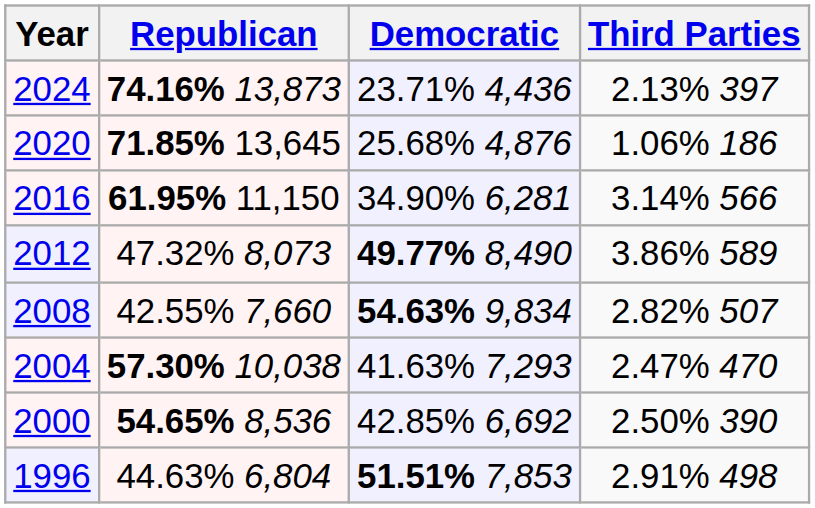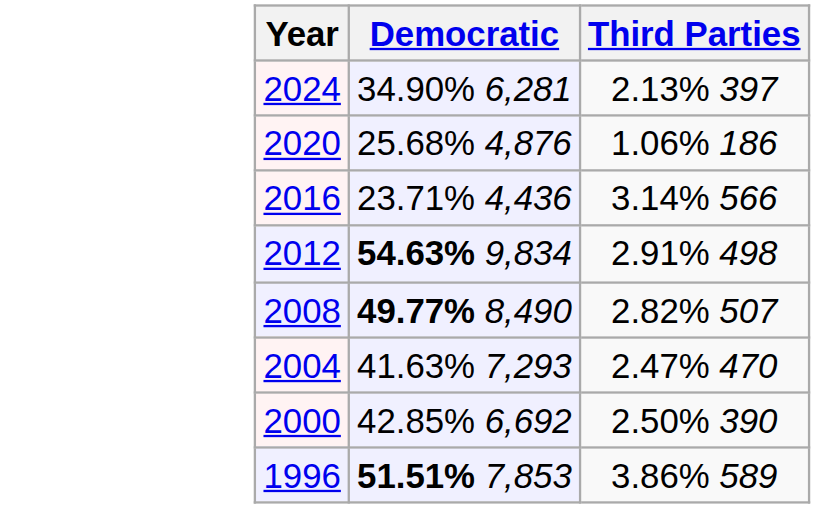- column: (224, 33)
(464, 89) 23.71% 4,436 -> (464, 89) 34.90% 6,281
(464, 199) 34.90% 6,281 -> (464, 199) 23.71% 4,436
(464, 254) 49.77% 8,490 -> (464, 254) 54.63% 9,834
(694, 254) 3.86% 589 -> (694, 254) 2.91% 498
(464, 309) 54.63% 9,834 -> (464, 309) 49.77% 8,490
(694, 474) 2.91% 498 -> (694, 474) 3.86% 589
